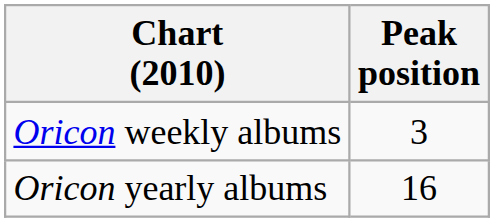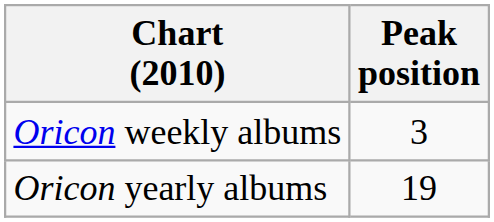(419, 187) 16 -> (419, 187) 19
